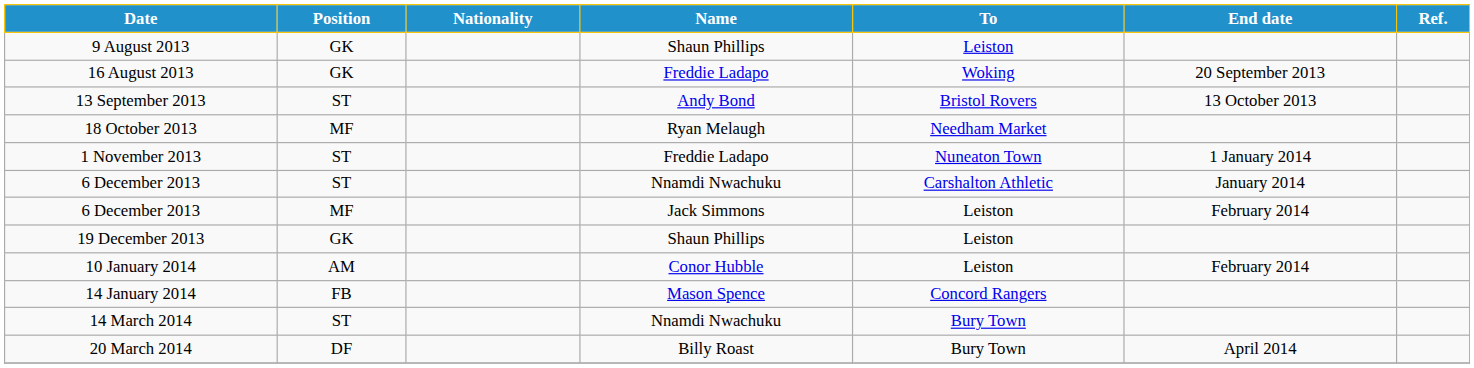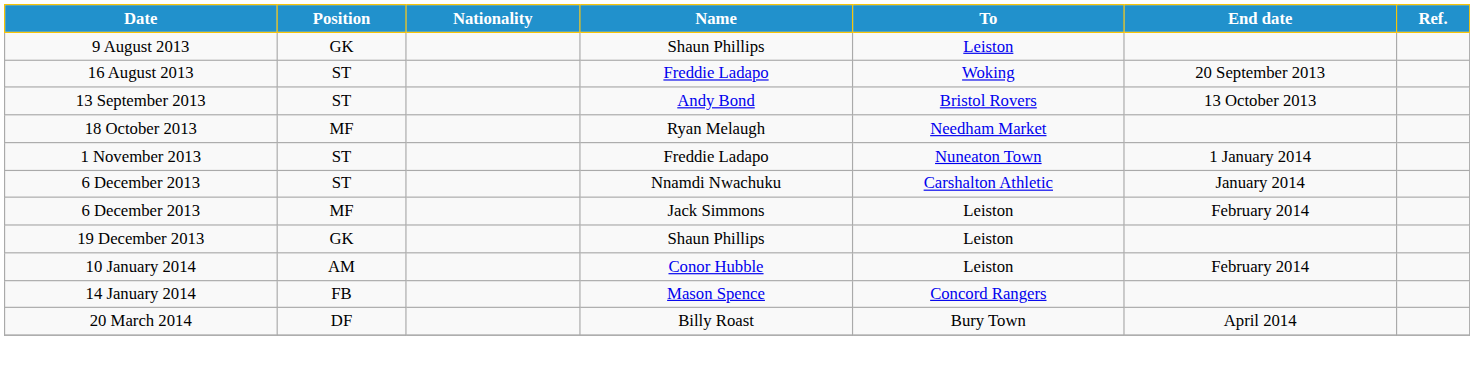(342, 73) GK -> (342, 73) ST
- row: (141, 321)
